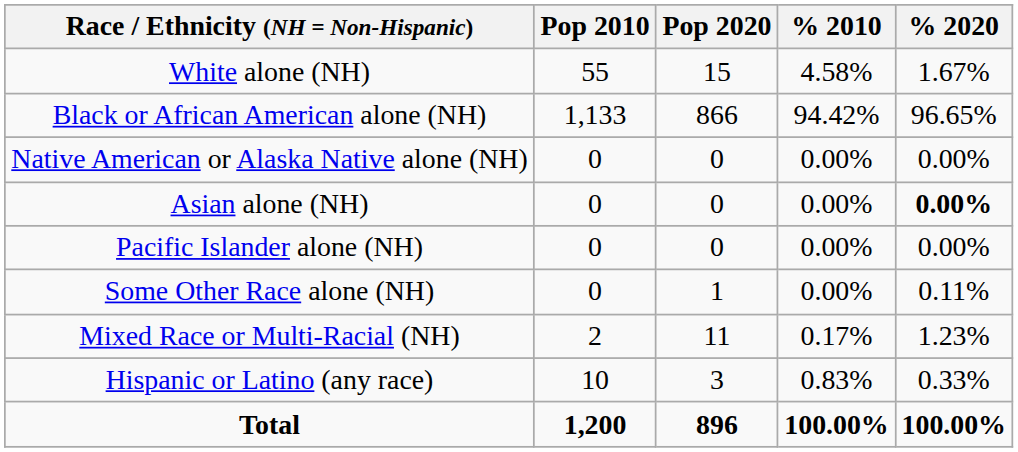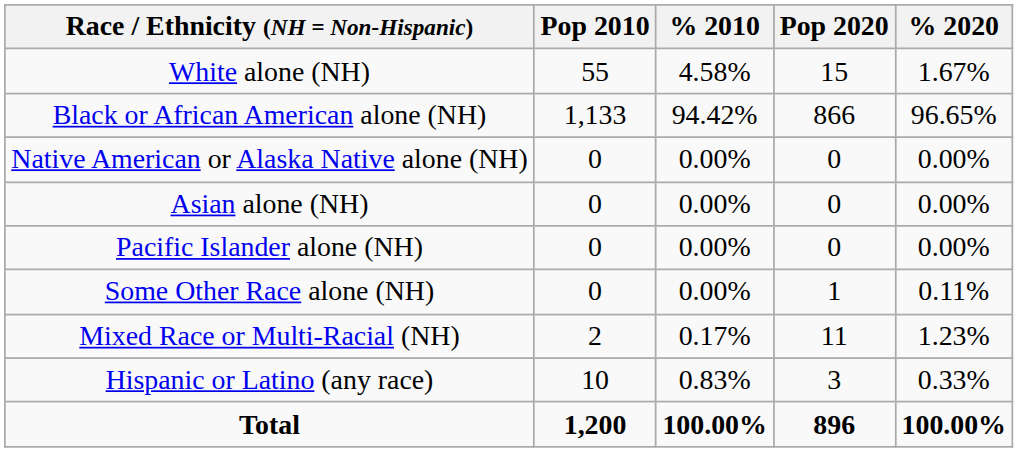columns swapped: (717, 26) <-> (837, 26)
(954, 203) bold -> (954, 203) normal
